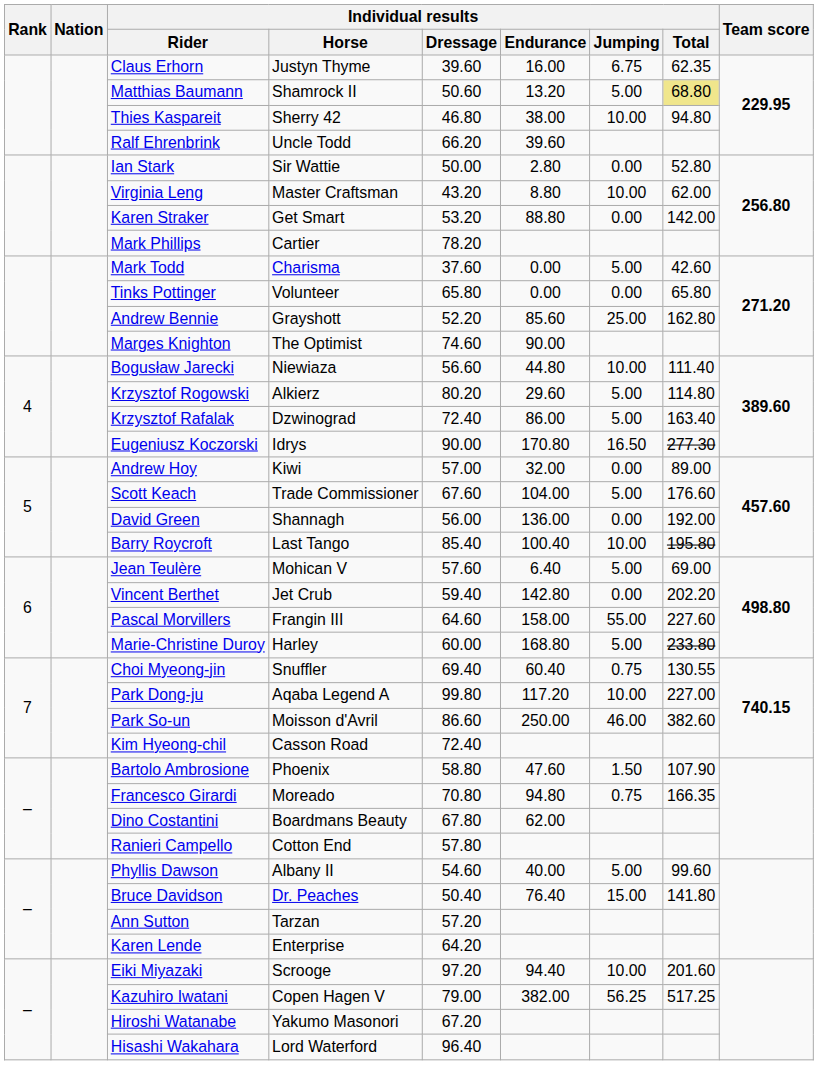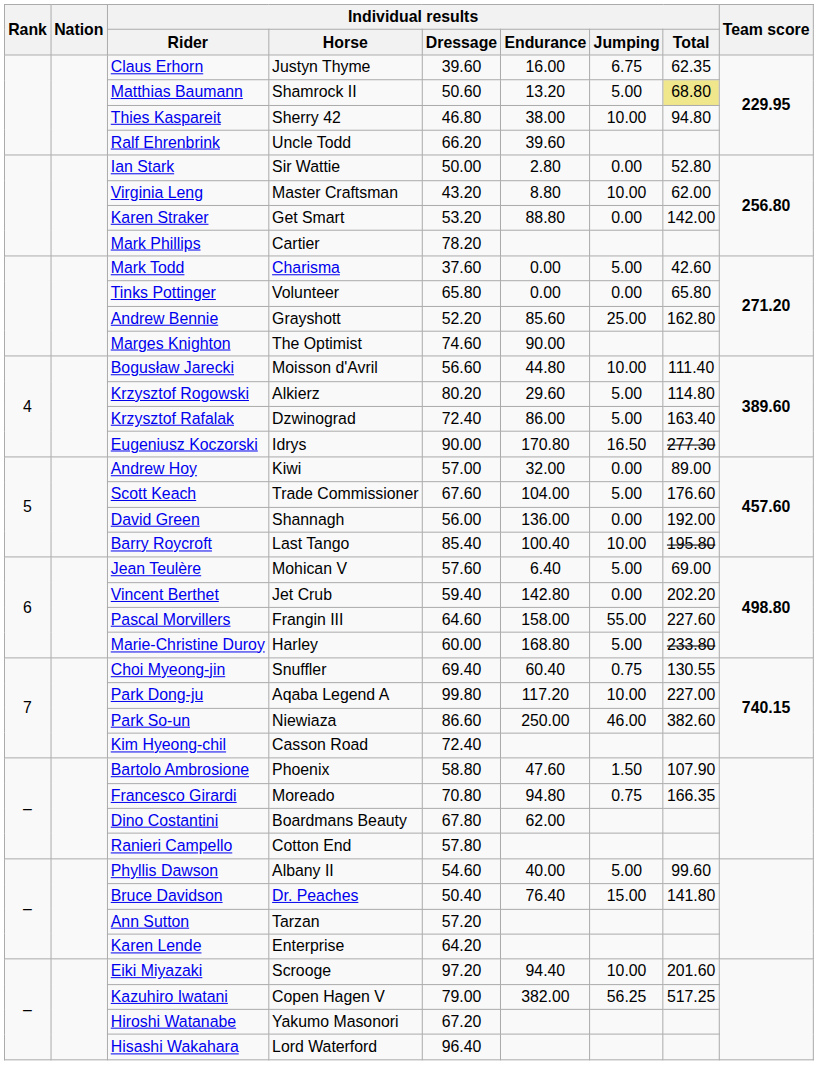(304, 368) Niewiaza -> (325, 368) Moisson d'Avril
(325, 720) Moisson d'Avril -> (304, 720) Niewiaza
